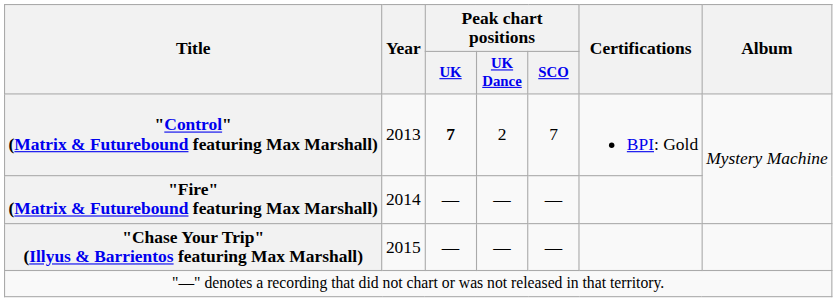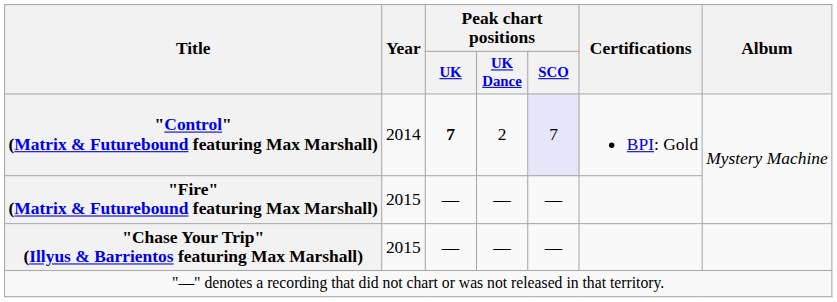(403, 134) 2013 -> (403, 134) 2014
(553, 134) no background -> (553, 134) lavender background
(403, 199) 2014 -> (403, 199) 2015
